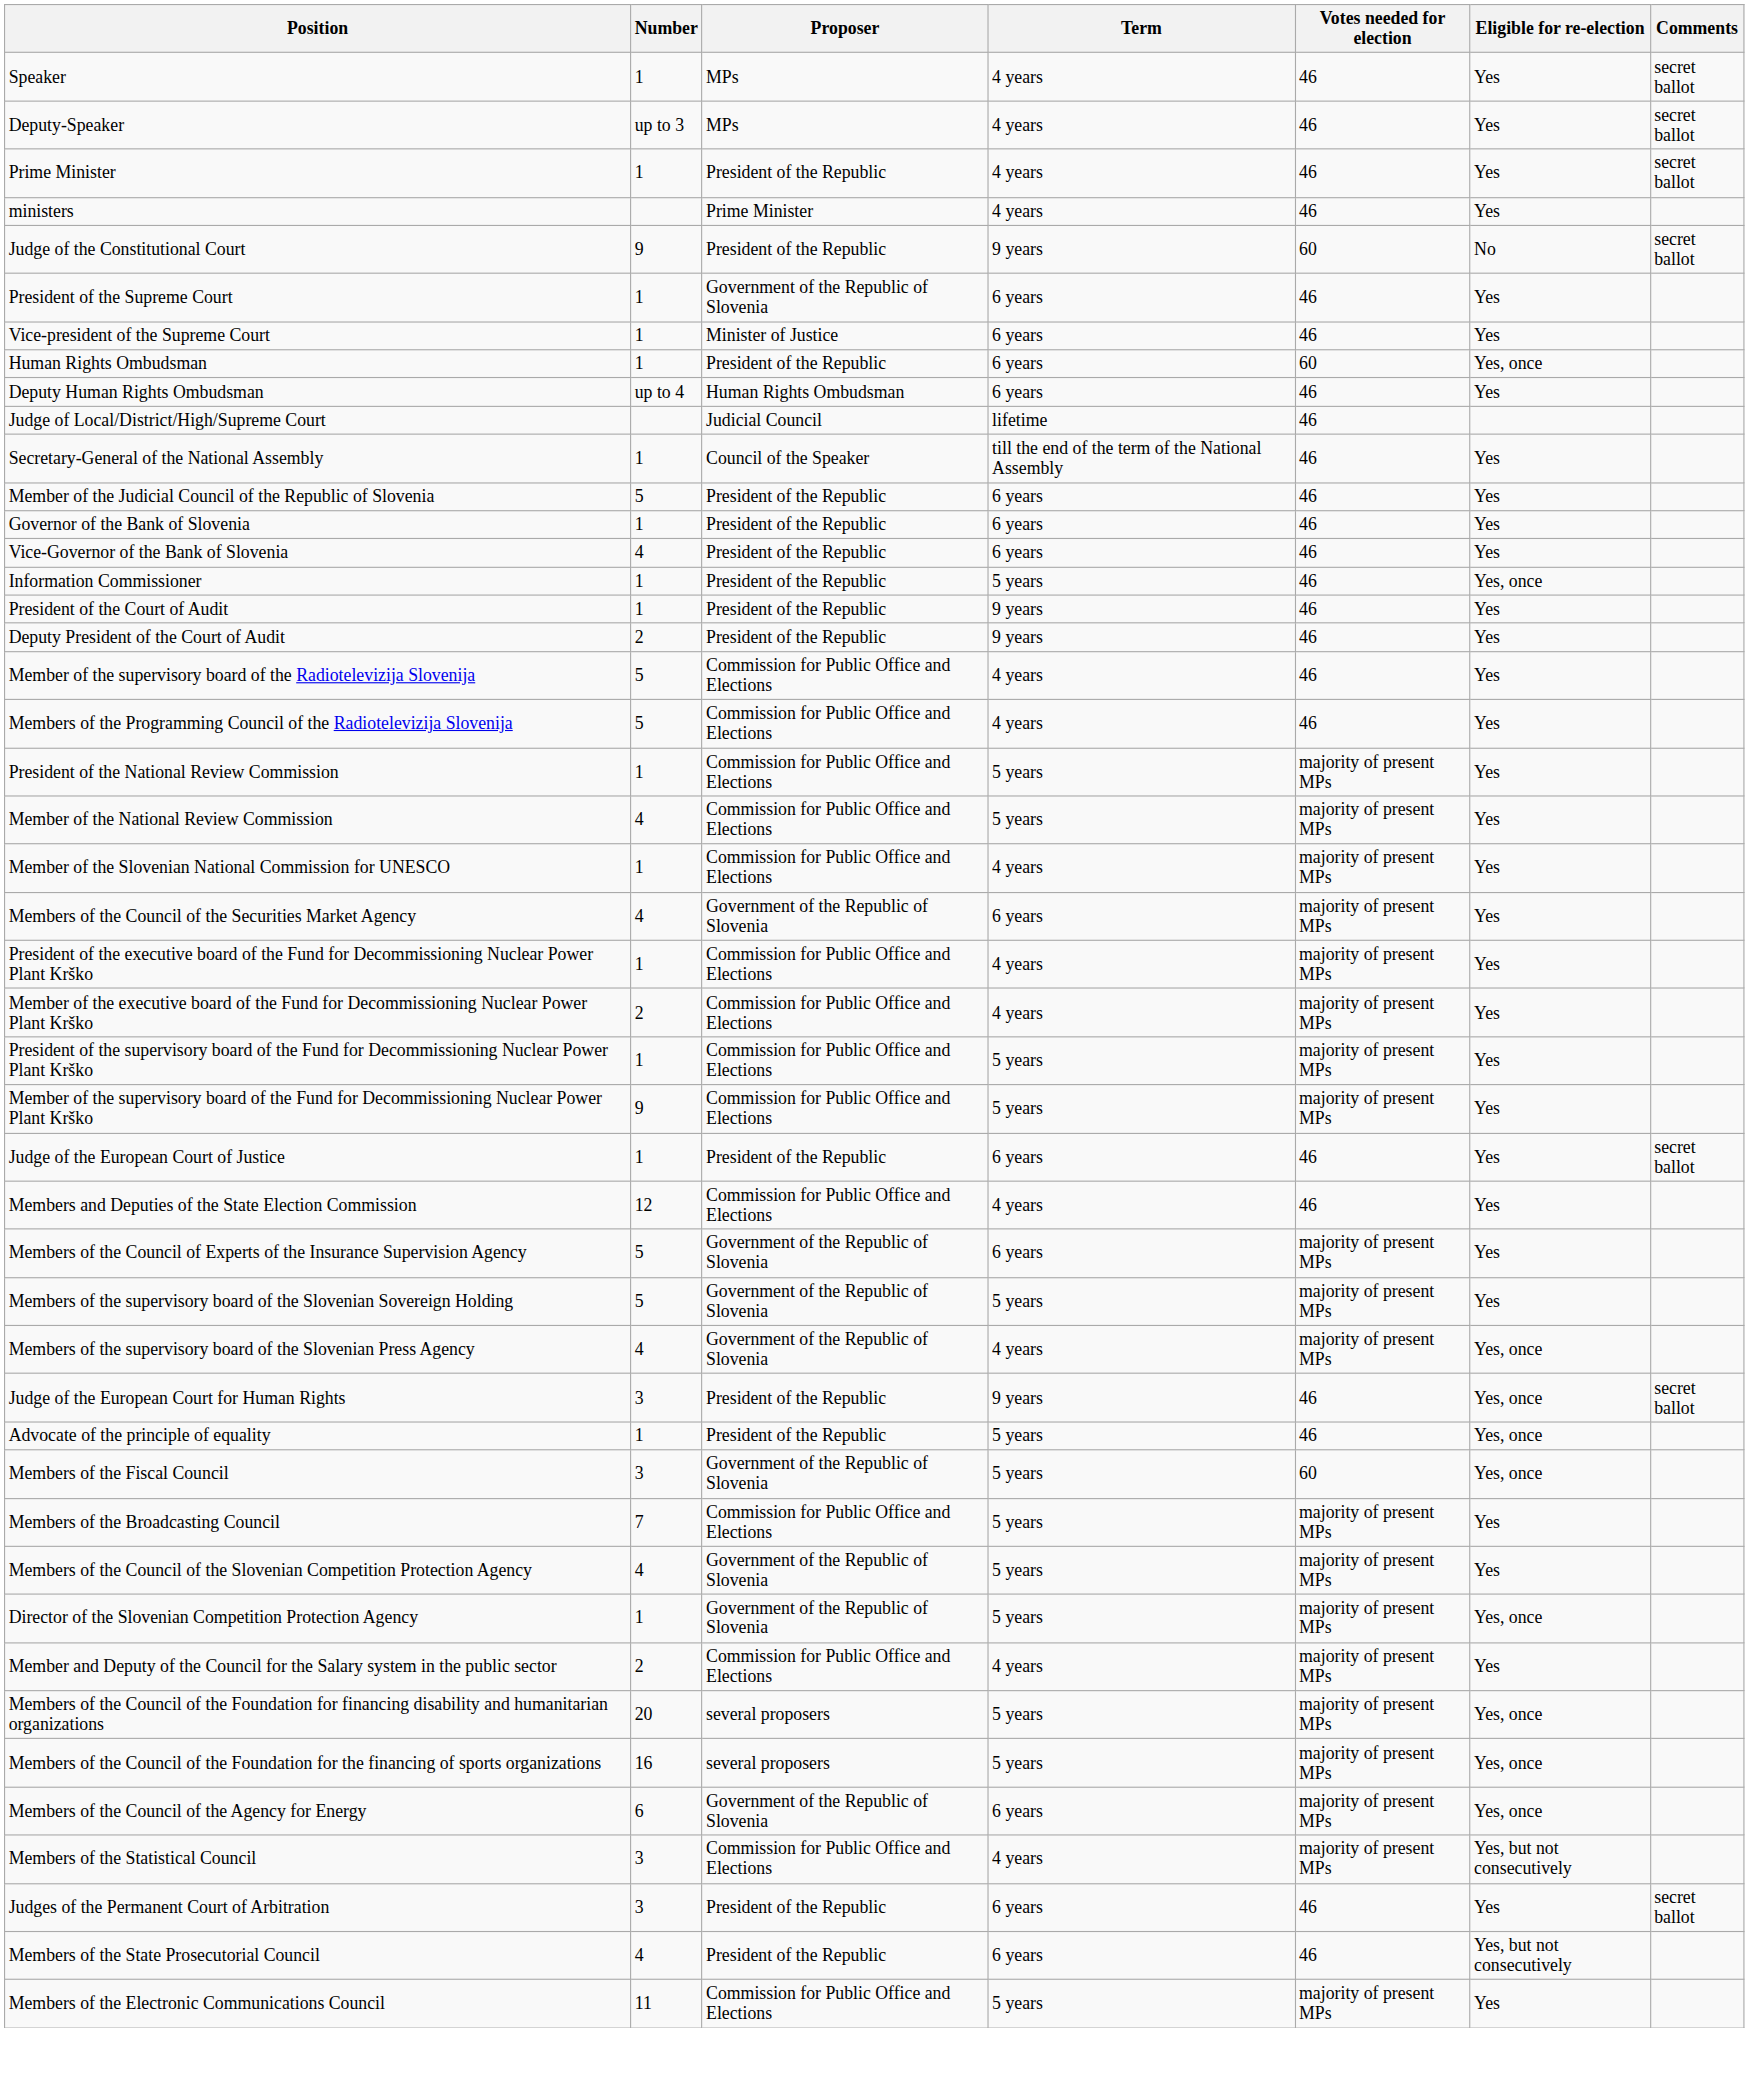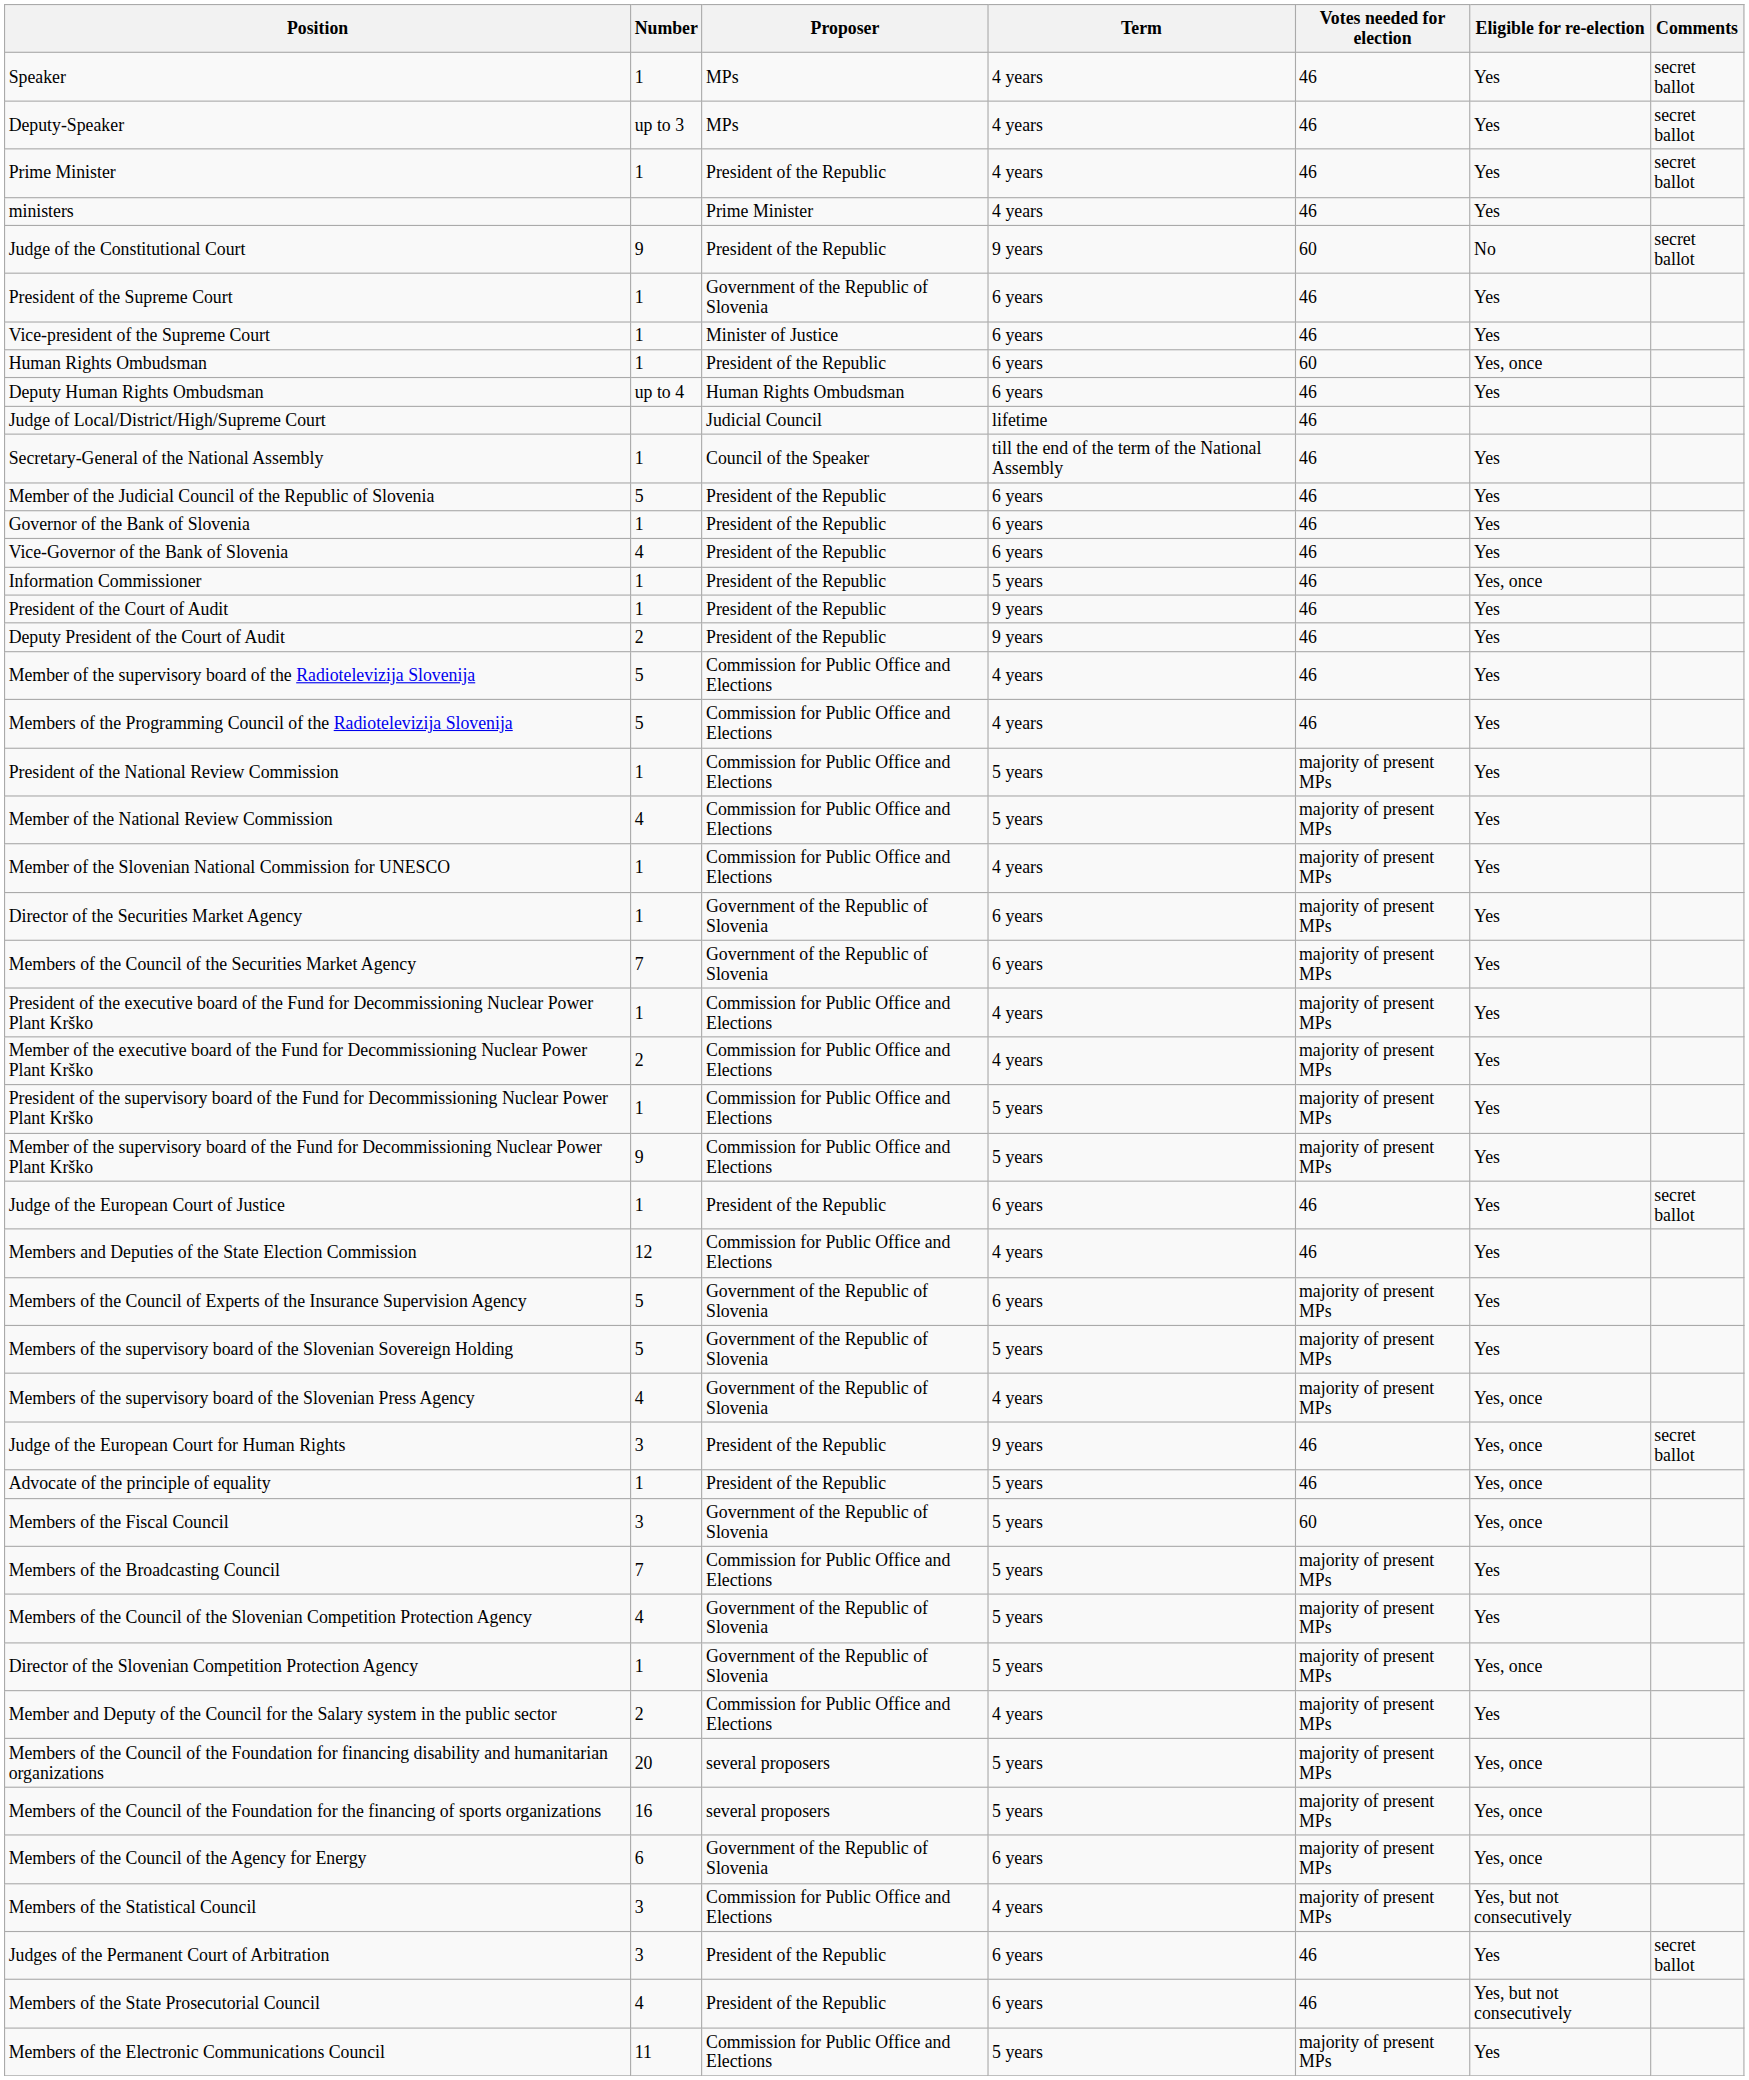+ row: (155, 916)
(639, 916) 4 -> (639, 964) 7
